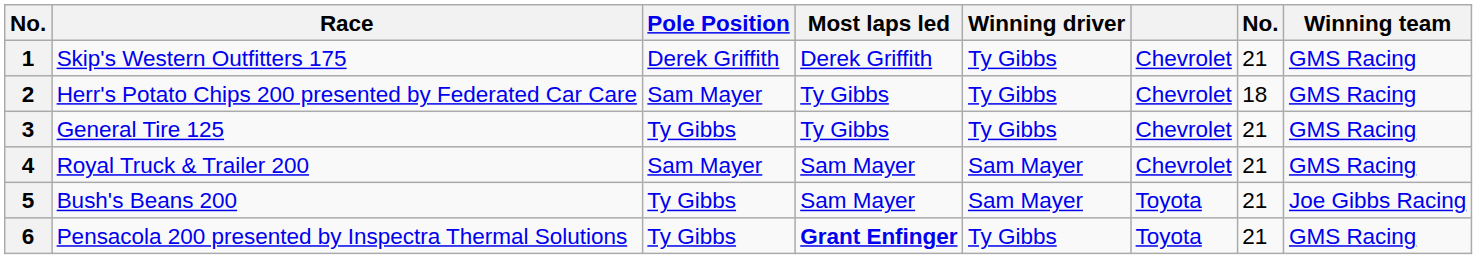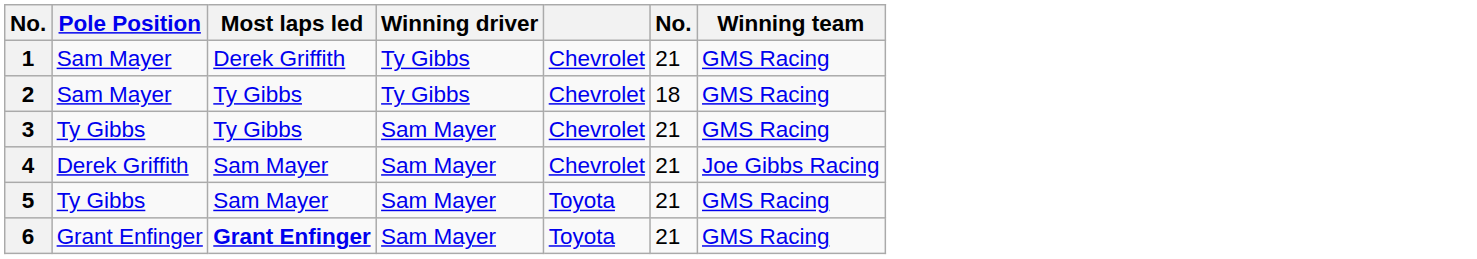- column: (347, 23)
(713, 58) Derek Griffith -> (114, 58) Sam Mayer
(1012, 130) Ty Gibbs -> (439, 130) Sam Mayer
(705, 165) Sam Mayer -> (123, 165) Derek Griffith
(1353, 165) GMS Racing -> (791, 165) Joe Gibbs Racing
(1378, 201) Joe Gibbs Racing -> (766, 201) GMS Racing
(692, 236) Ty Gibbs -> (130, 236) Grant Enfinger
(1012, 236) Ty Gibbs -> (439, 236) Sam Mayer
